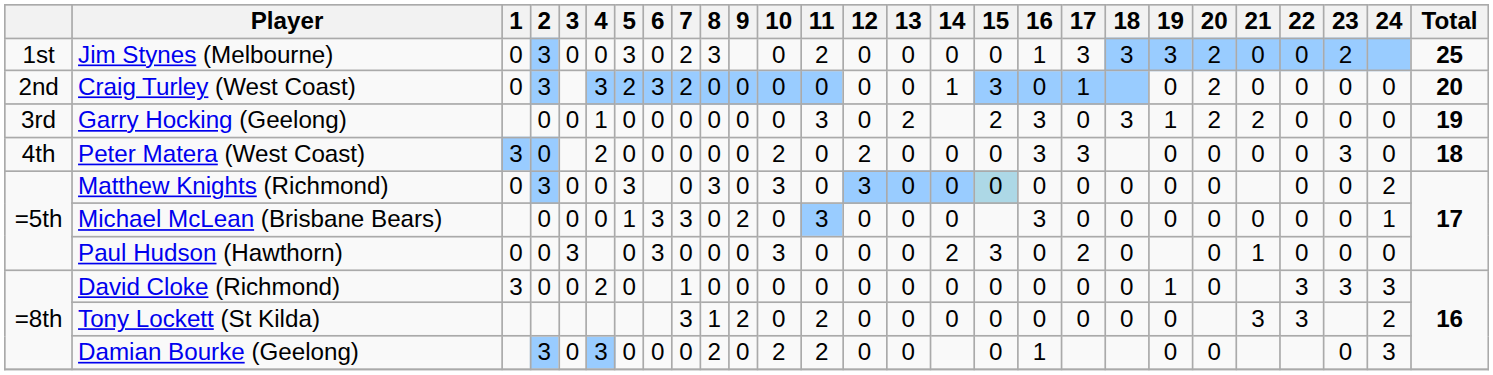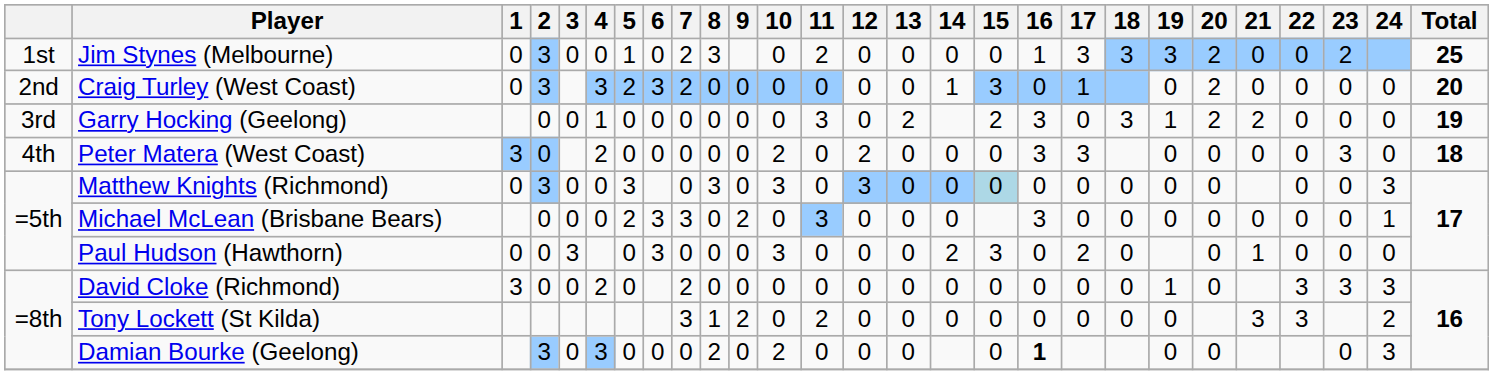(629, 54) 3 -> (629, 54) 1
(1389, 186) 2 -> (1389, 186) 3
(629, 220) 1 -> (629, 220) 2
(686, 286) 1 -> (686, 286) 2
(822, 352) 2 -> (822, 352) 0
(1039, 352) normal -> (1039, 352) bold
